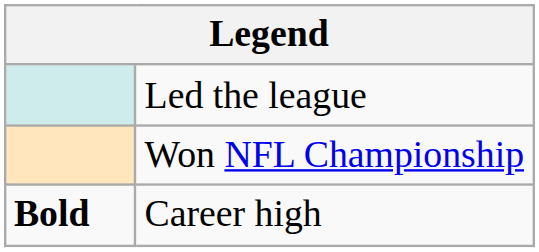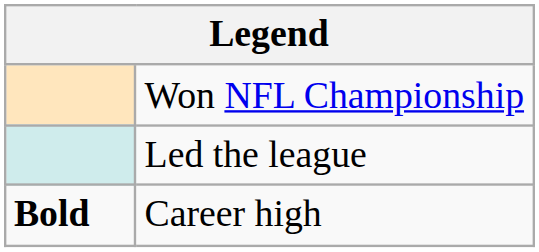rows swapped: (334, 154) <-> (256, 94)
